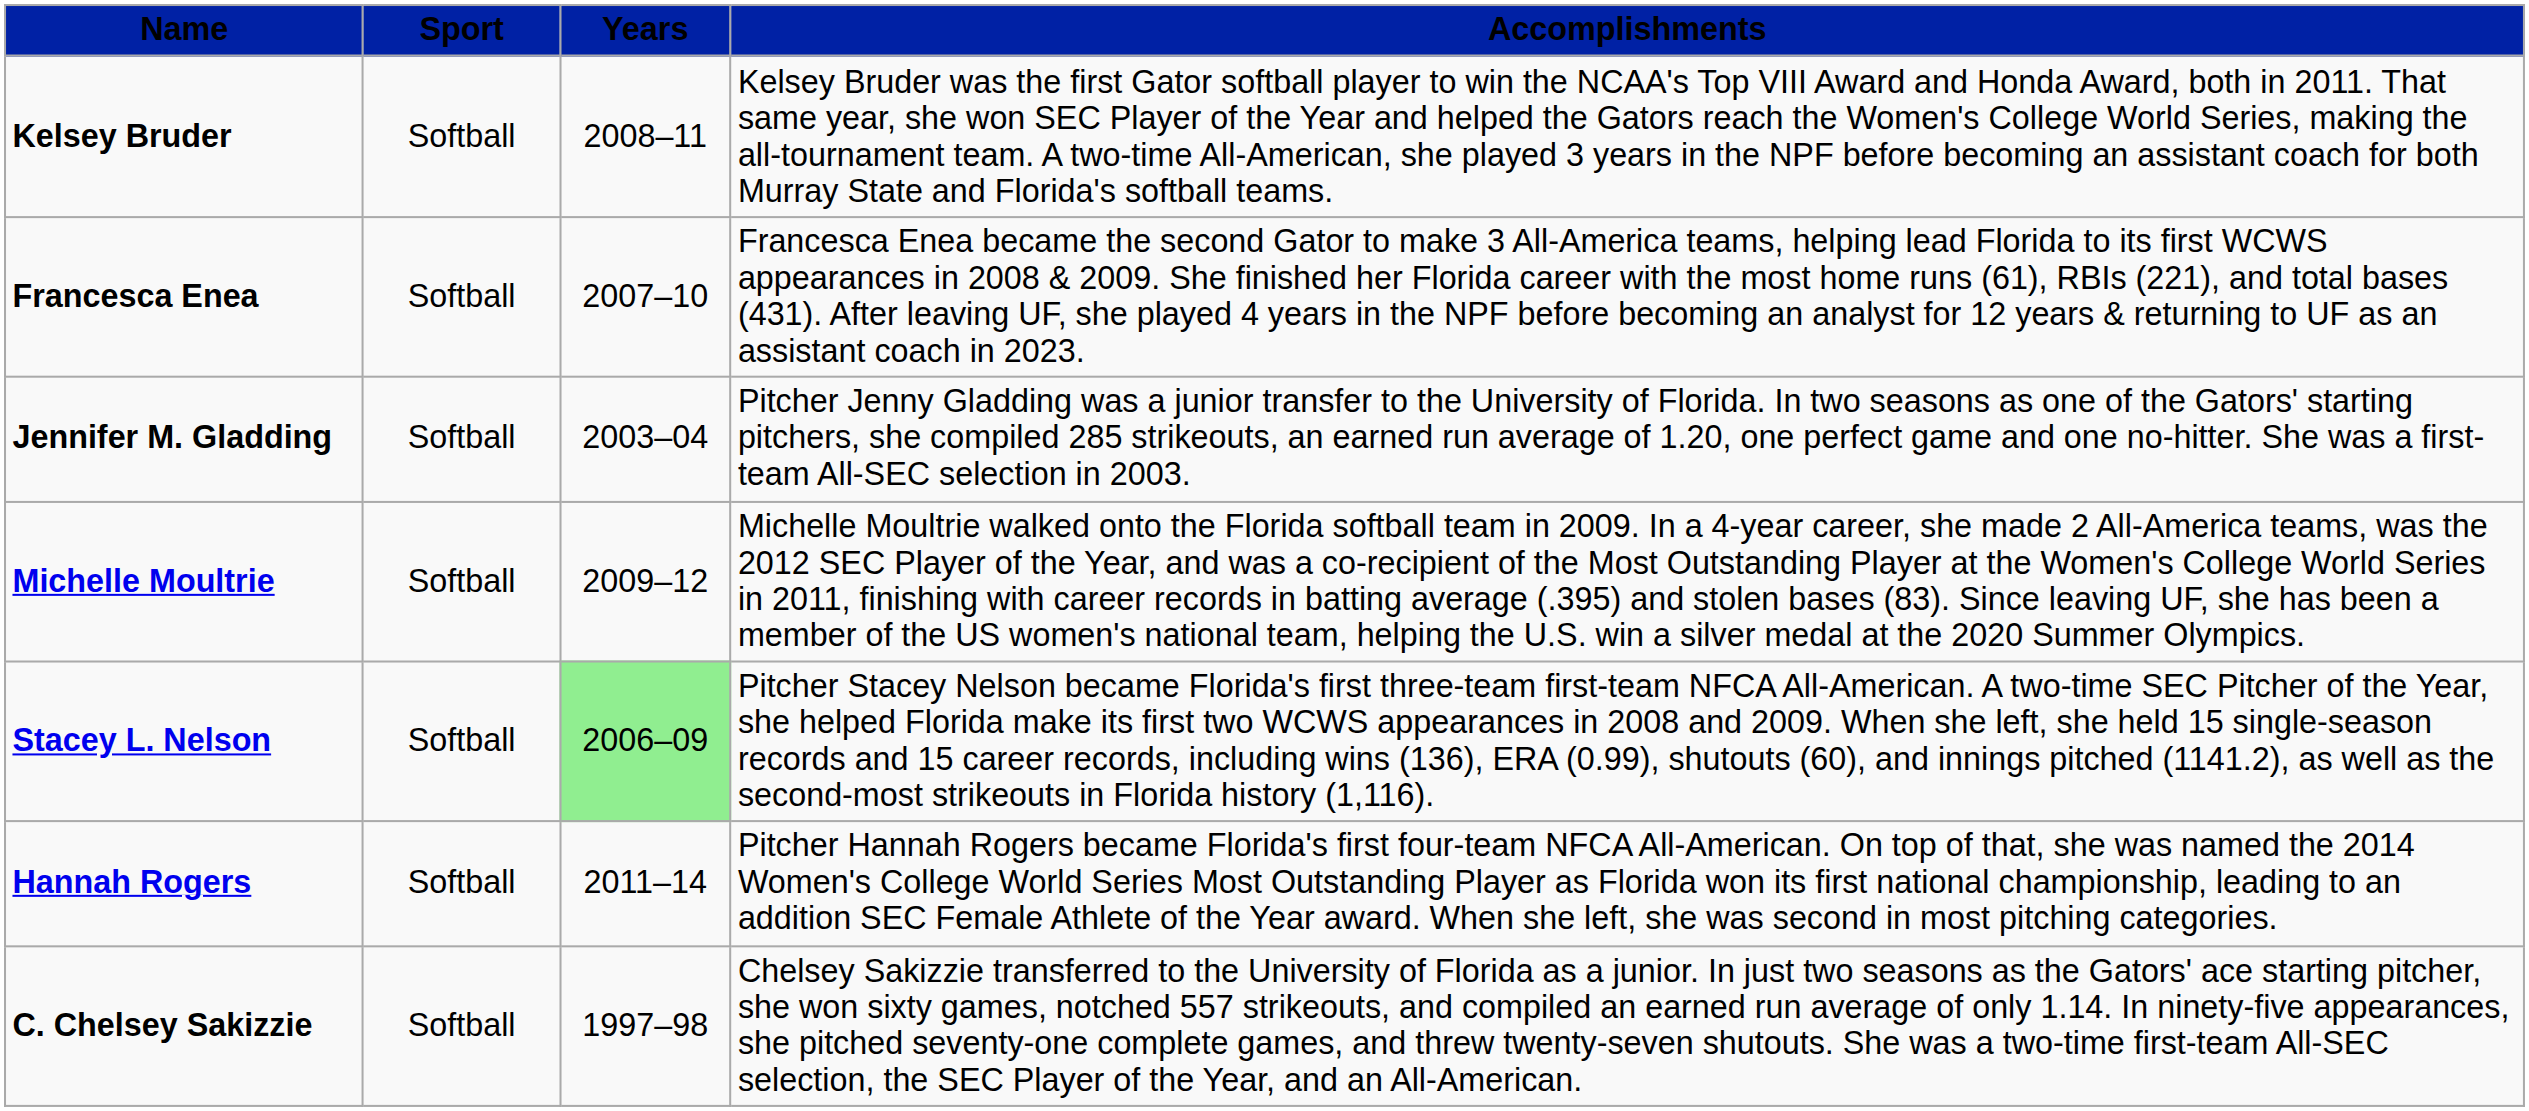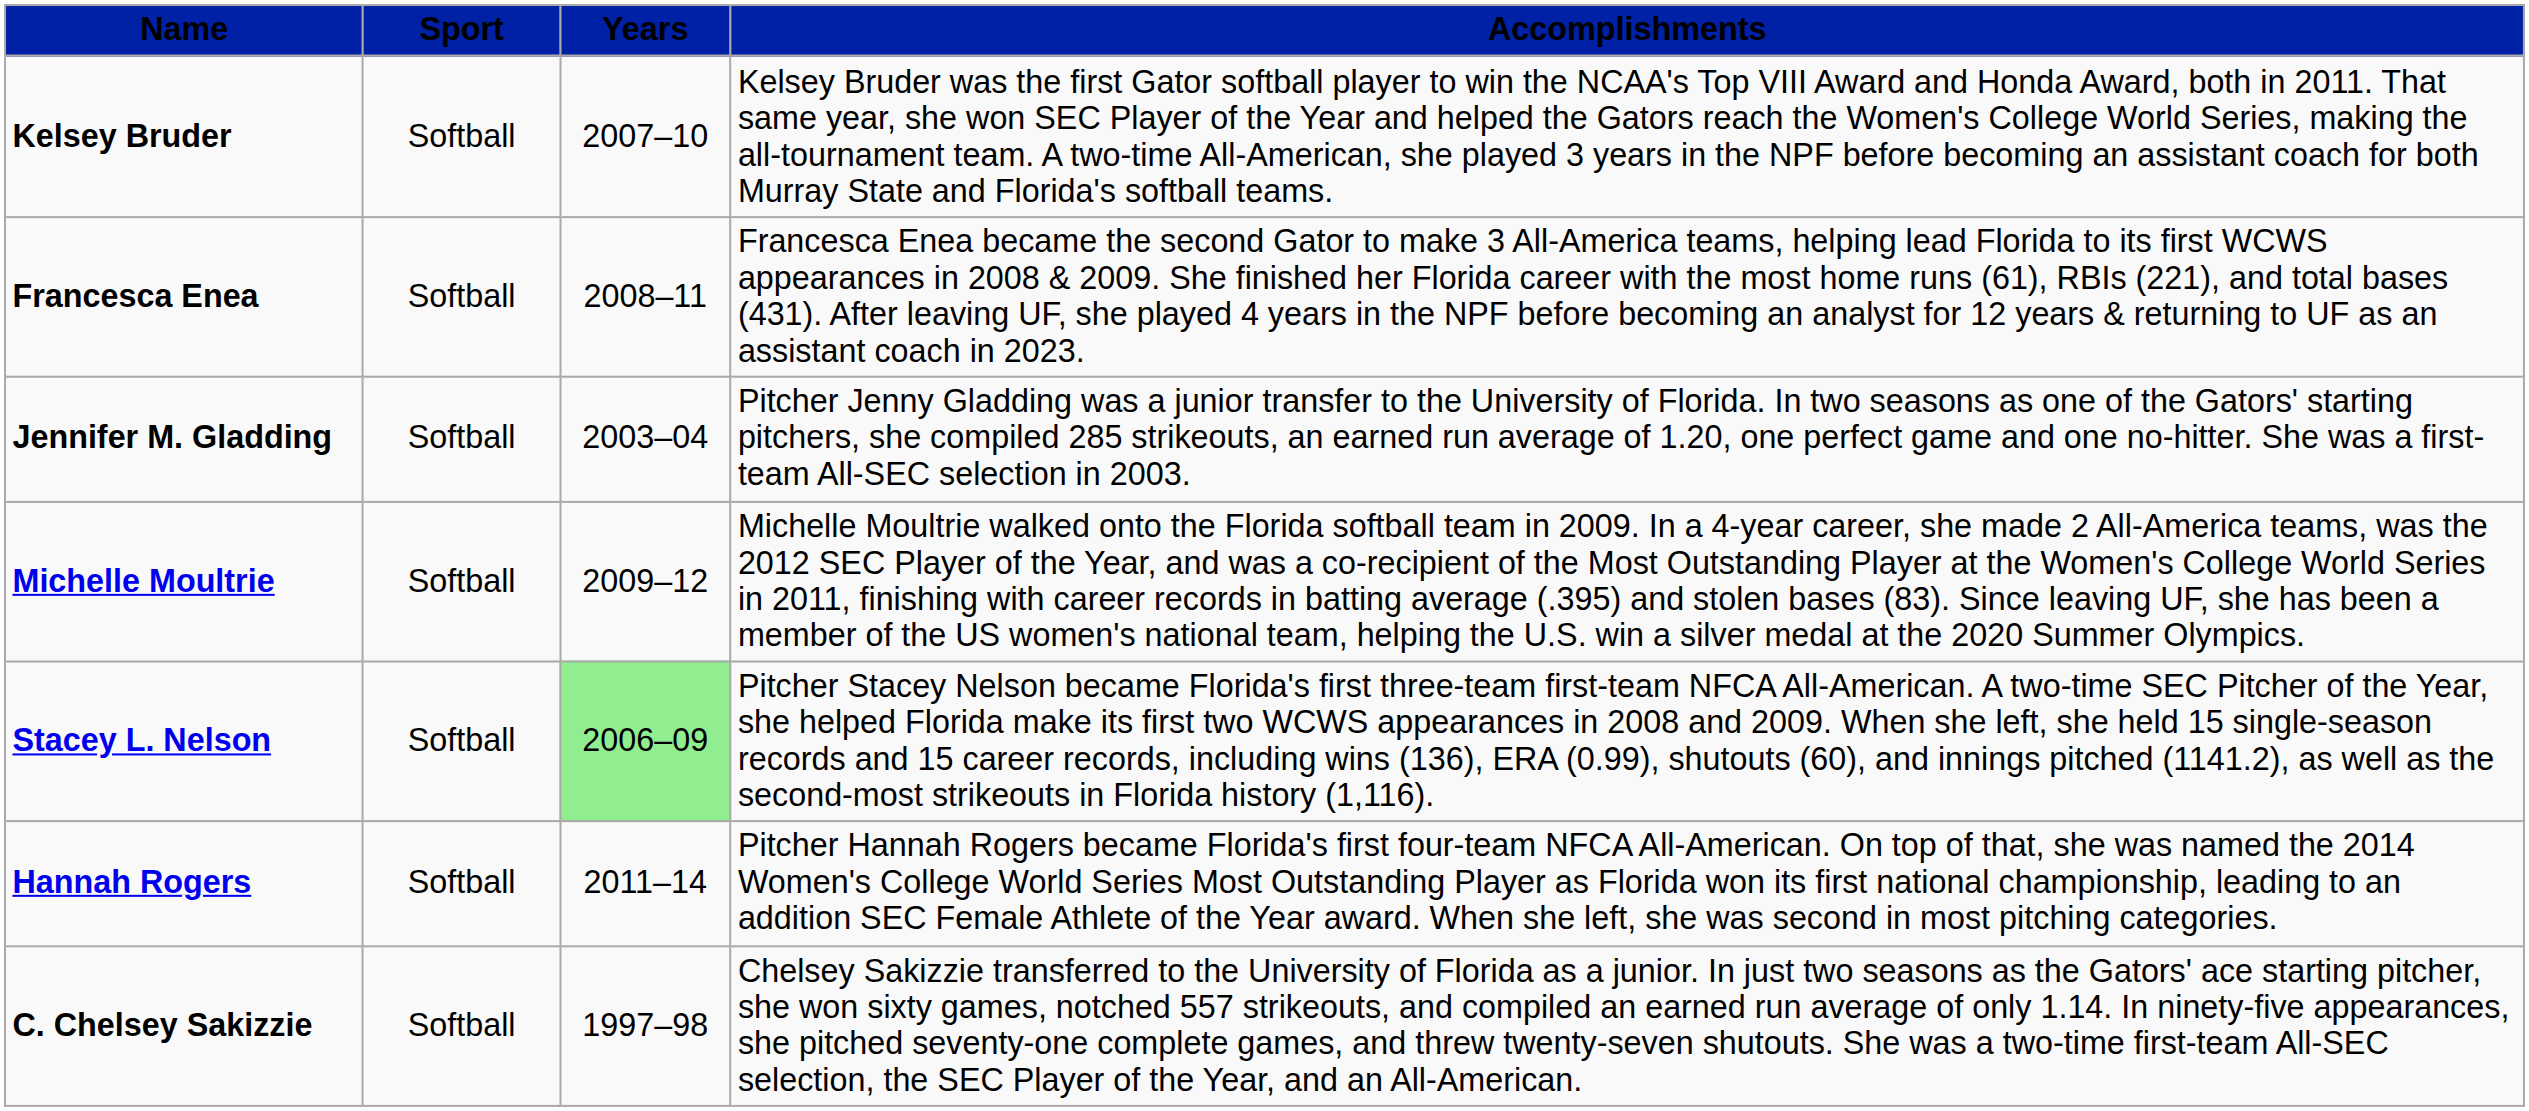(645, 135) 2008–11 -> (645, 135) 2007–10
(645, 296) 2007–10 -> (645, 296) 2008–11
